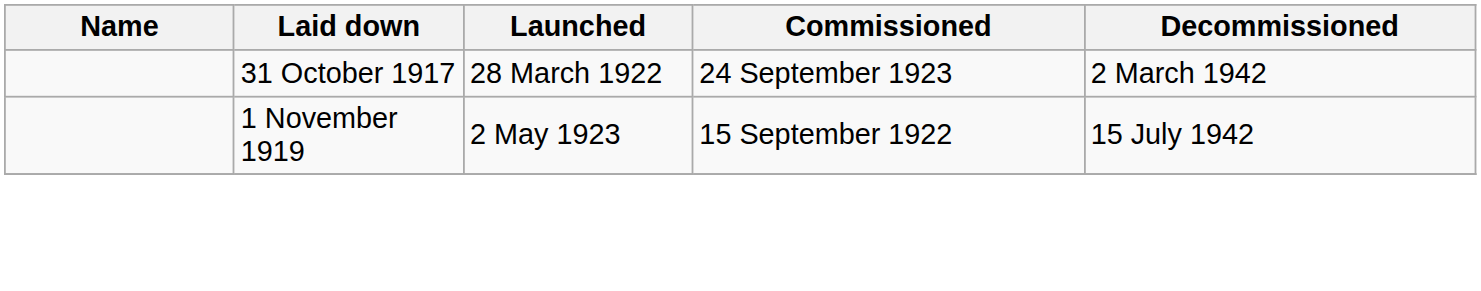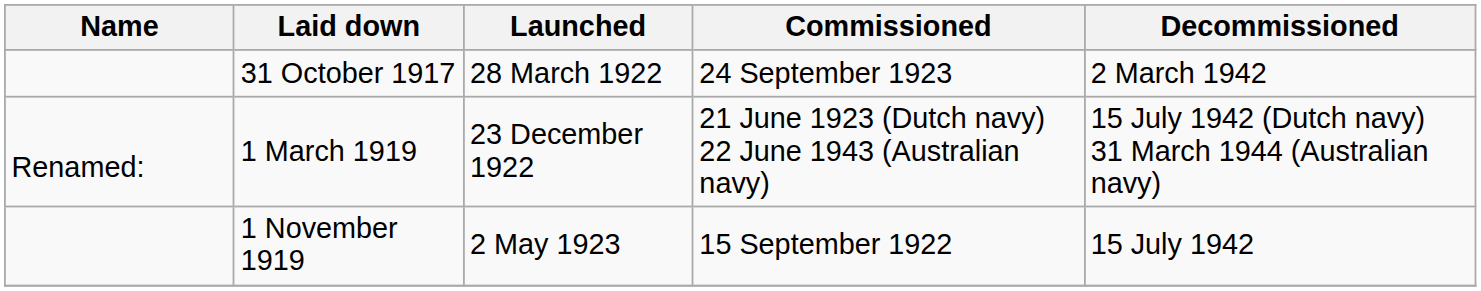+ row: (329, 151)
